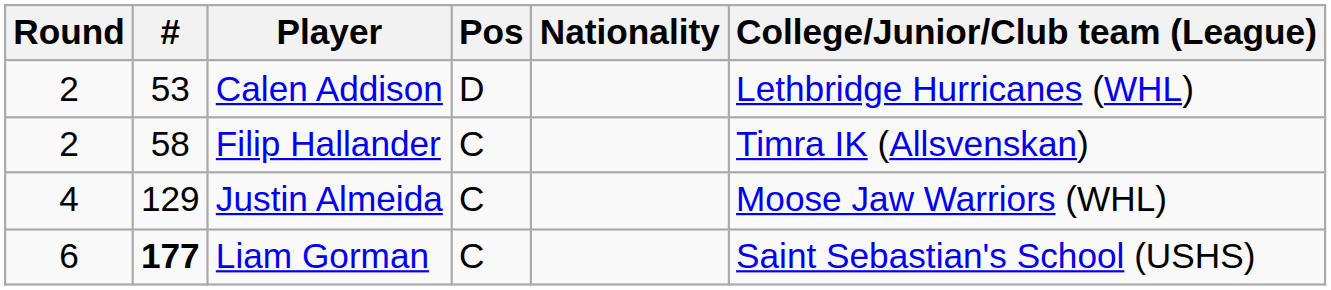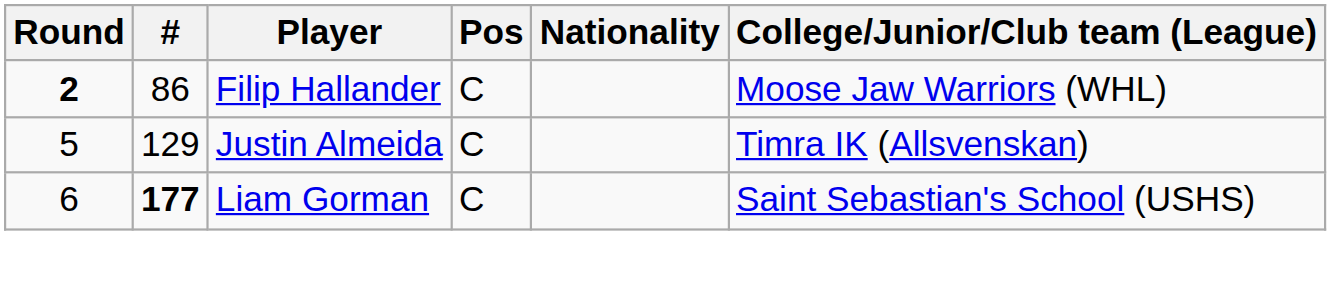- row: (329, 88)
(69, 144) normal -> (69, 88) bold
(170, 144) 58 -> (170, 88) 86
(912, 144) Timra IK (Allsvenskan) -> (951, 88) Moose Jaw Warriors (WHL)
(69, 199) 4 -> (69, 144) 5
(952, 199) Moose Jaw Warriors (WHL) -> (912, 144) Timra IK (Allsvenskan)
